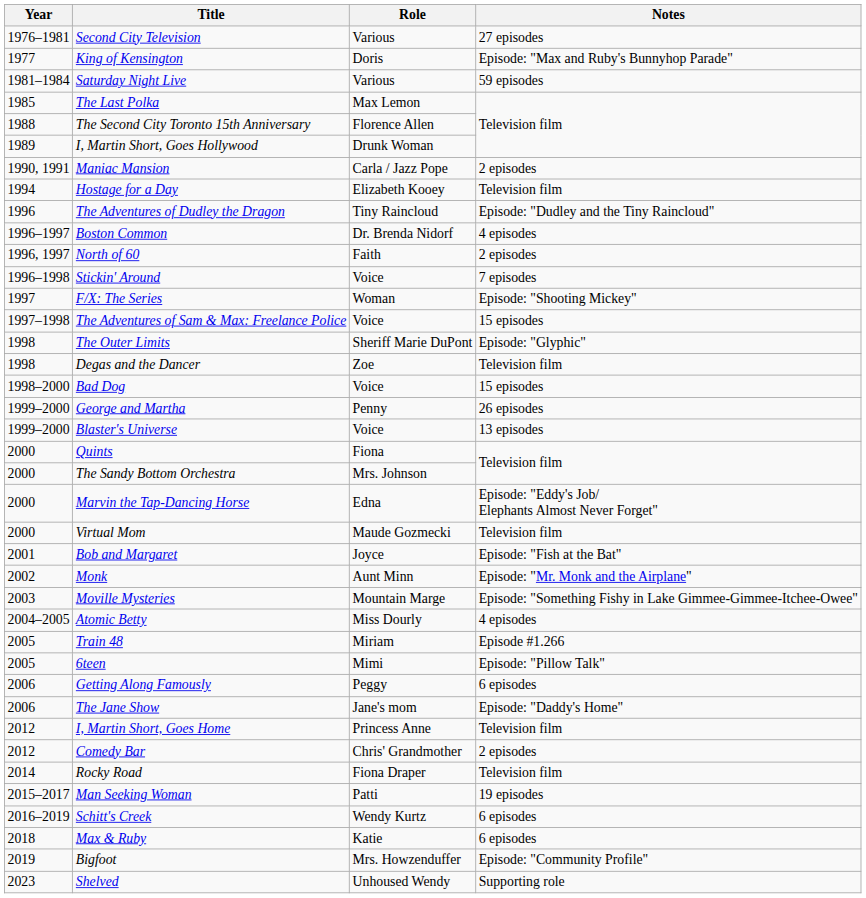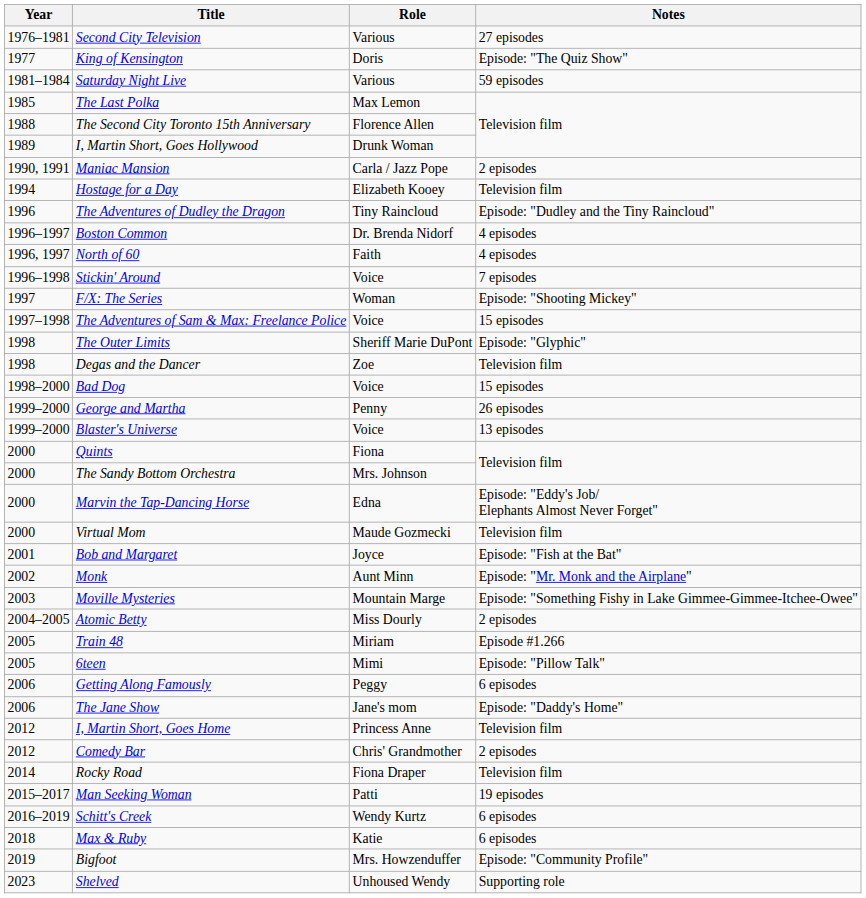(606, 59) Episode: "Max and Ruby's Bunnyhop Parade" -> (553, 59) Episode: "The Quiz Show"
(508, 255) 2 episodes -> (508, 255) 4 episodes
(508, 620) 4 episodes -> (508, 620) 2 episodes
